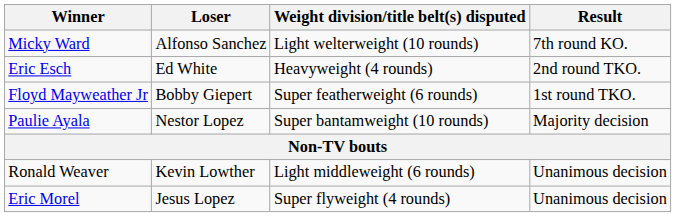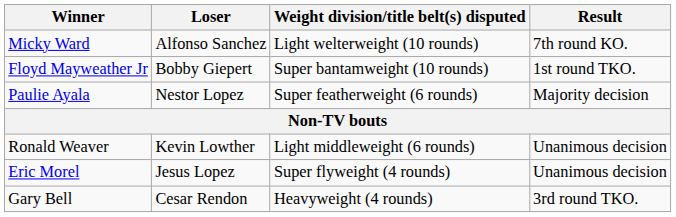- row: (40, 69)
(376, 95) Super featherweight (6 rounds) -> (381, 69) Super bantamweight (10 rounds)
(381, 120) Super bantamweight (10 rounds) -> (376, 95) Super featherweight (6 rounds)
+ row: (40, 198)
